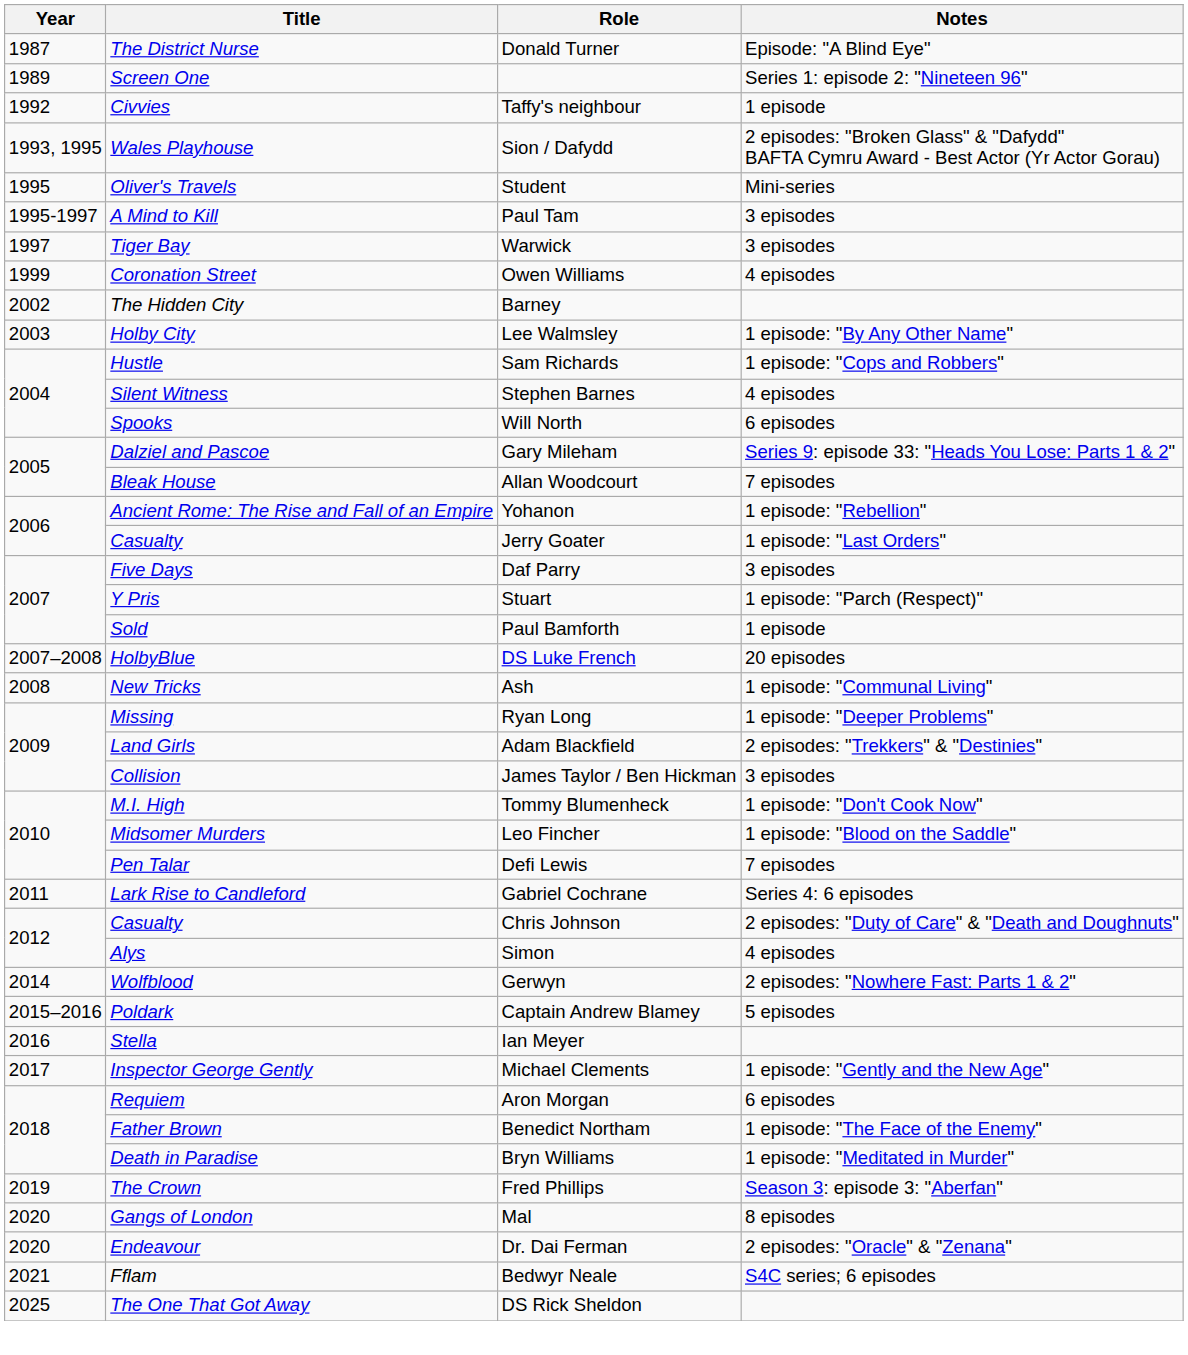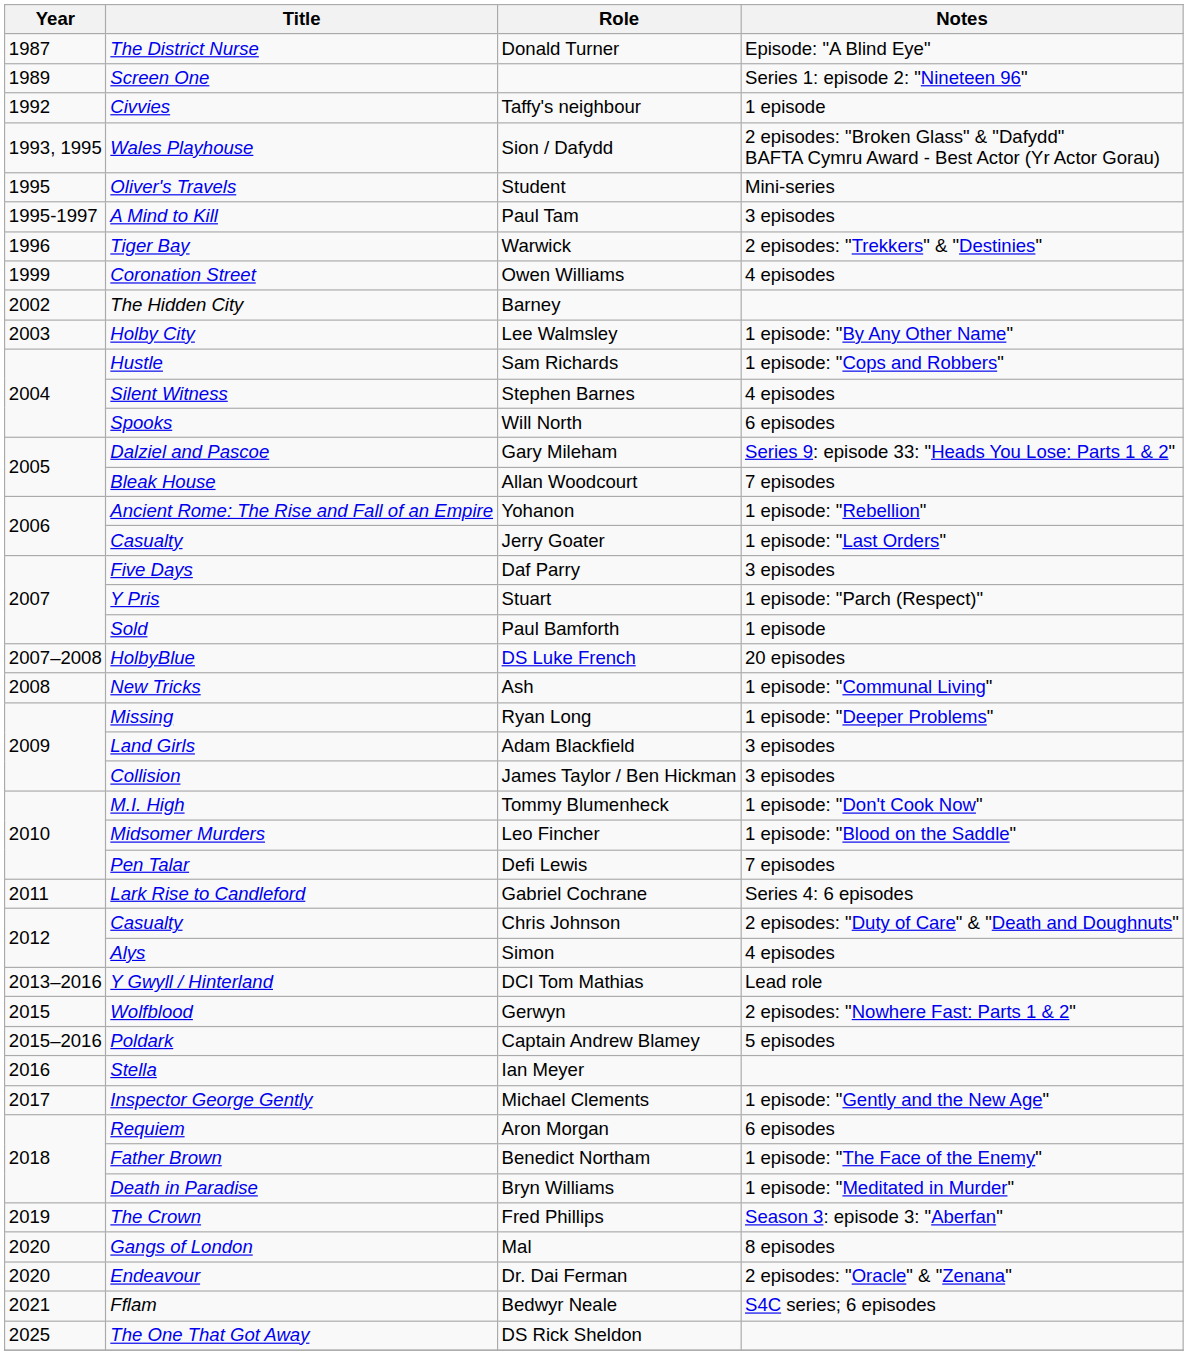(30, 246) 1997 -> (30, 246) 1996
(790, 246) 3 episodes -> (894, 246) 2 episodes: "Trekkers" & "Destinies"
(894, 746) 2 episodes: "Trekkers" & "Destinies" -> (790, 746) 3 episodes
+ row: (192, 982)
(30, 982) 2014 -> (30, 1011) 2015
